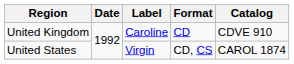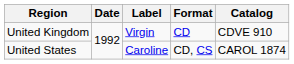(147, 31) Caroline -> (140, 31) Virgin
(140, 50) Virgin -> (147, 50) Caroline
